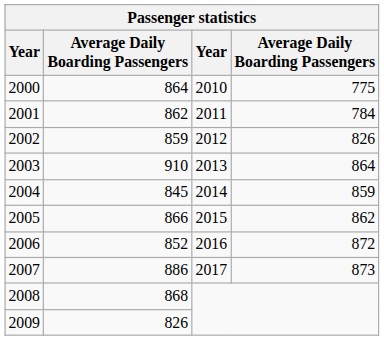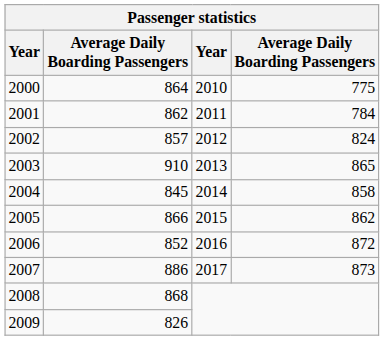(176, 139) 859 -> (176, 139) 857
(363, 139) 826 -> (363, 139) 824
(363, 165) 864 -> (363, 165) 865
(363, 191) 859 -> (363, 191) 858
